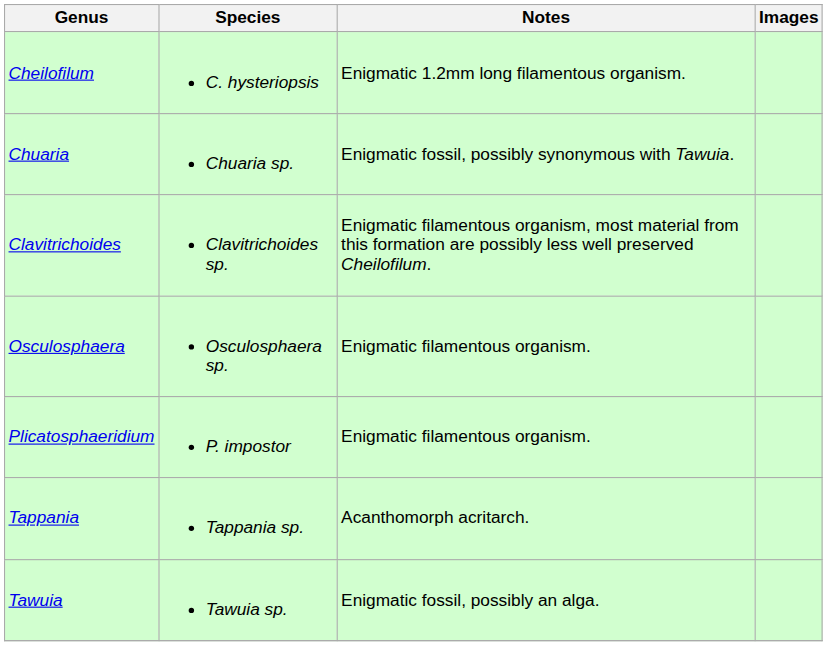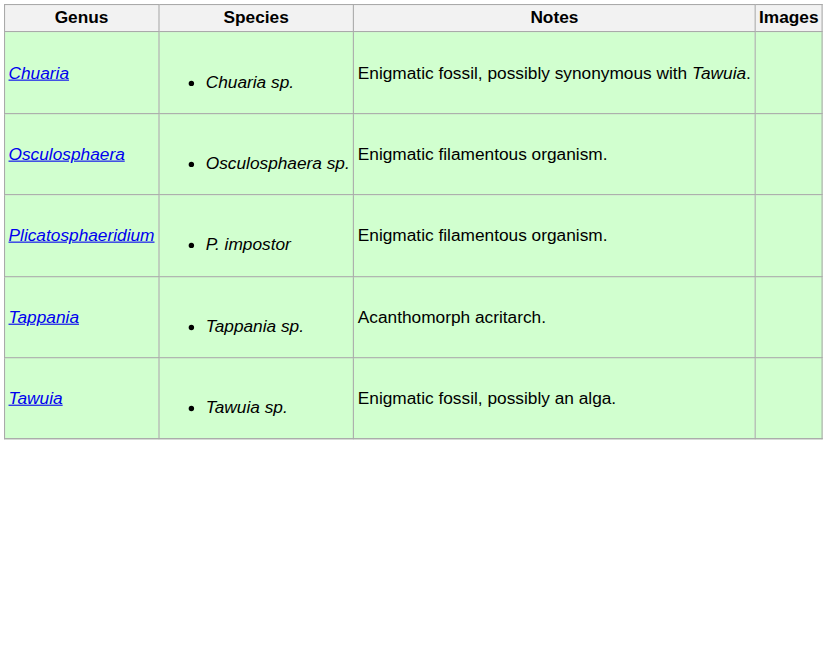- row: (51, 72)
- row: (65, 245)
